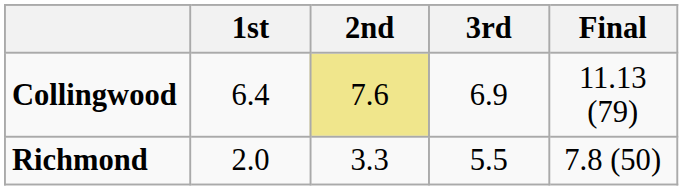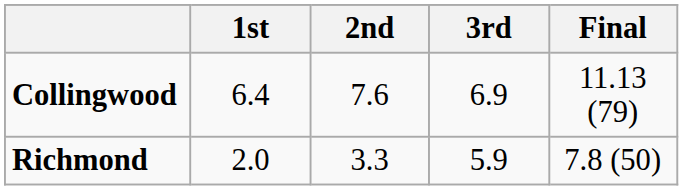(370, 94) khaki background -> (370, 94) no background
(489, 160) 5.5 -> (489, 160) 5.9
